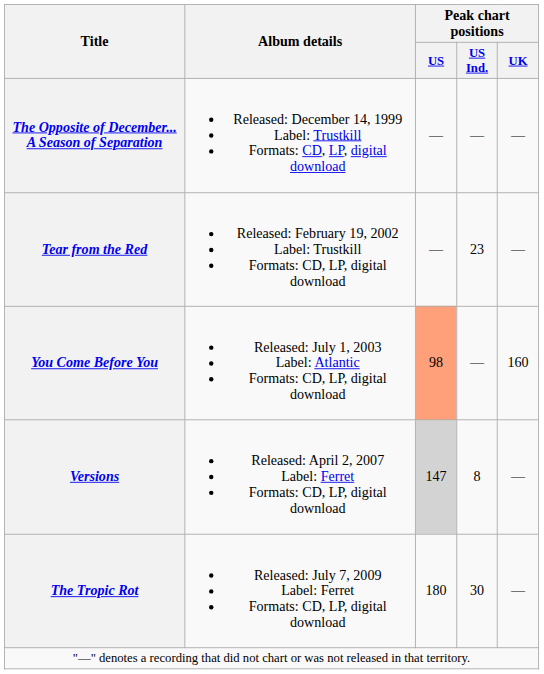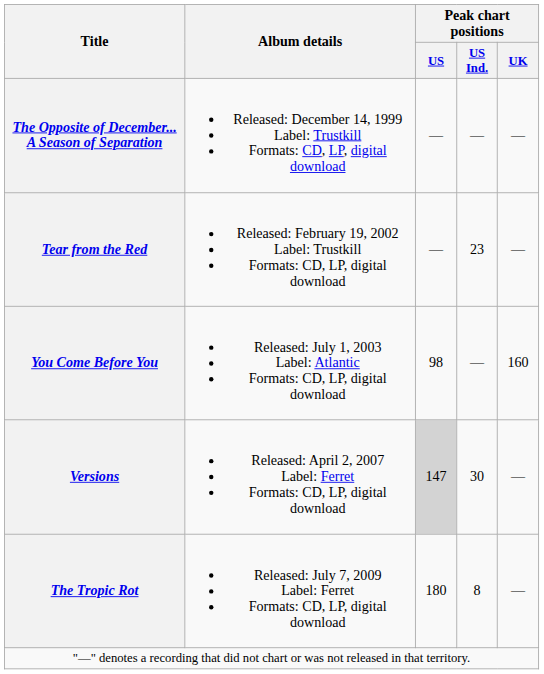(436, 363) lightsalmon background -> (436, 363) no background
(477, 477) 8 -> (477, 477) 30
(477, 590) 30 -> (477, 590) 8
